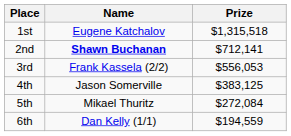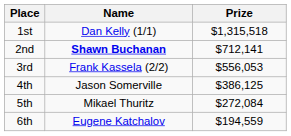(119, 31) Eugene Katchalov -> (119, 31) Dan Kelly (1/1)
(239, 85) $383,125 -> (239, 85) $386,125
(119, 121) Dan Kelly (1/1) -> (119, 121) Eugene Katchalov
